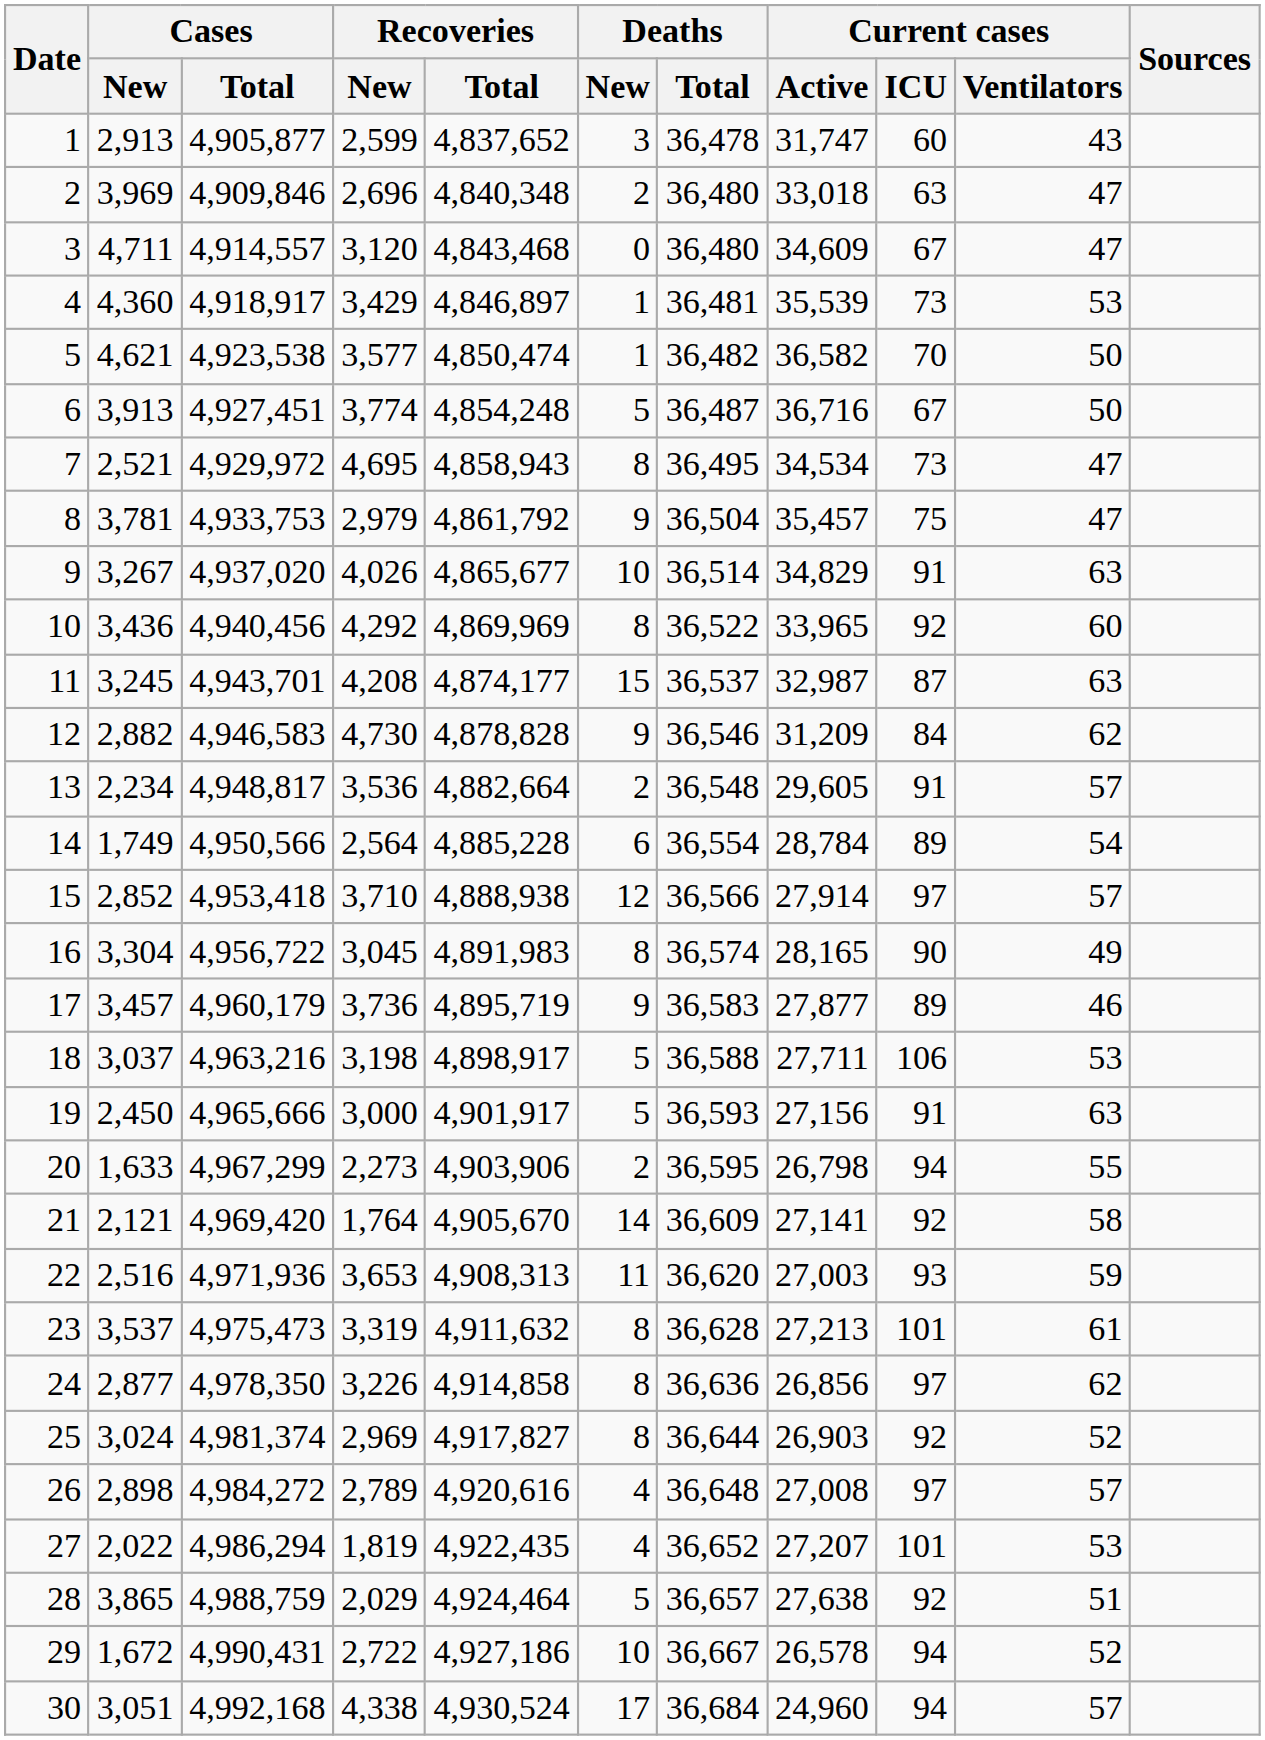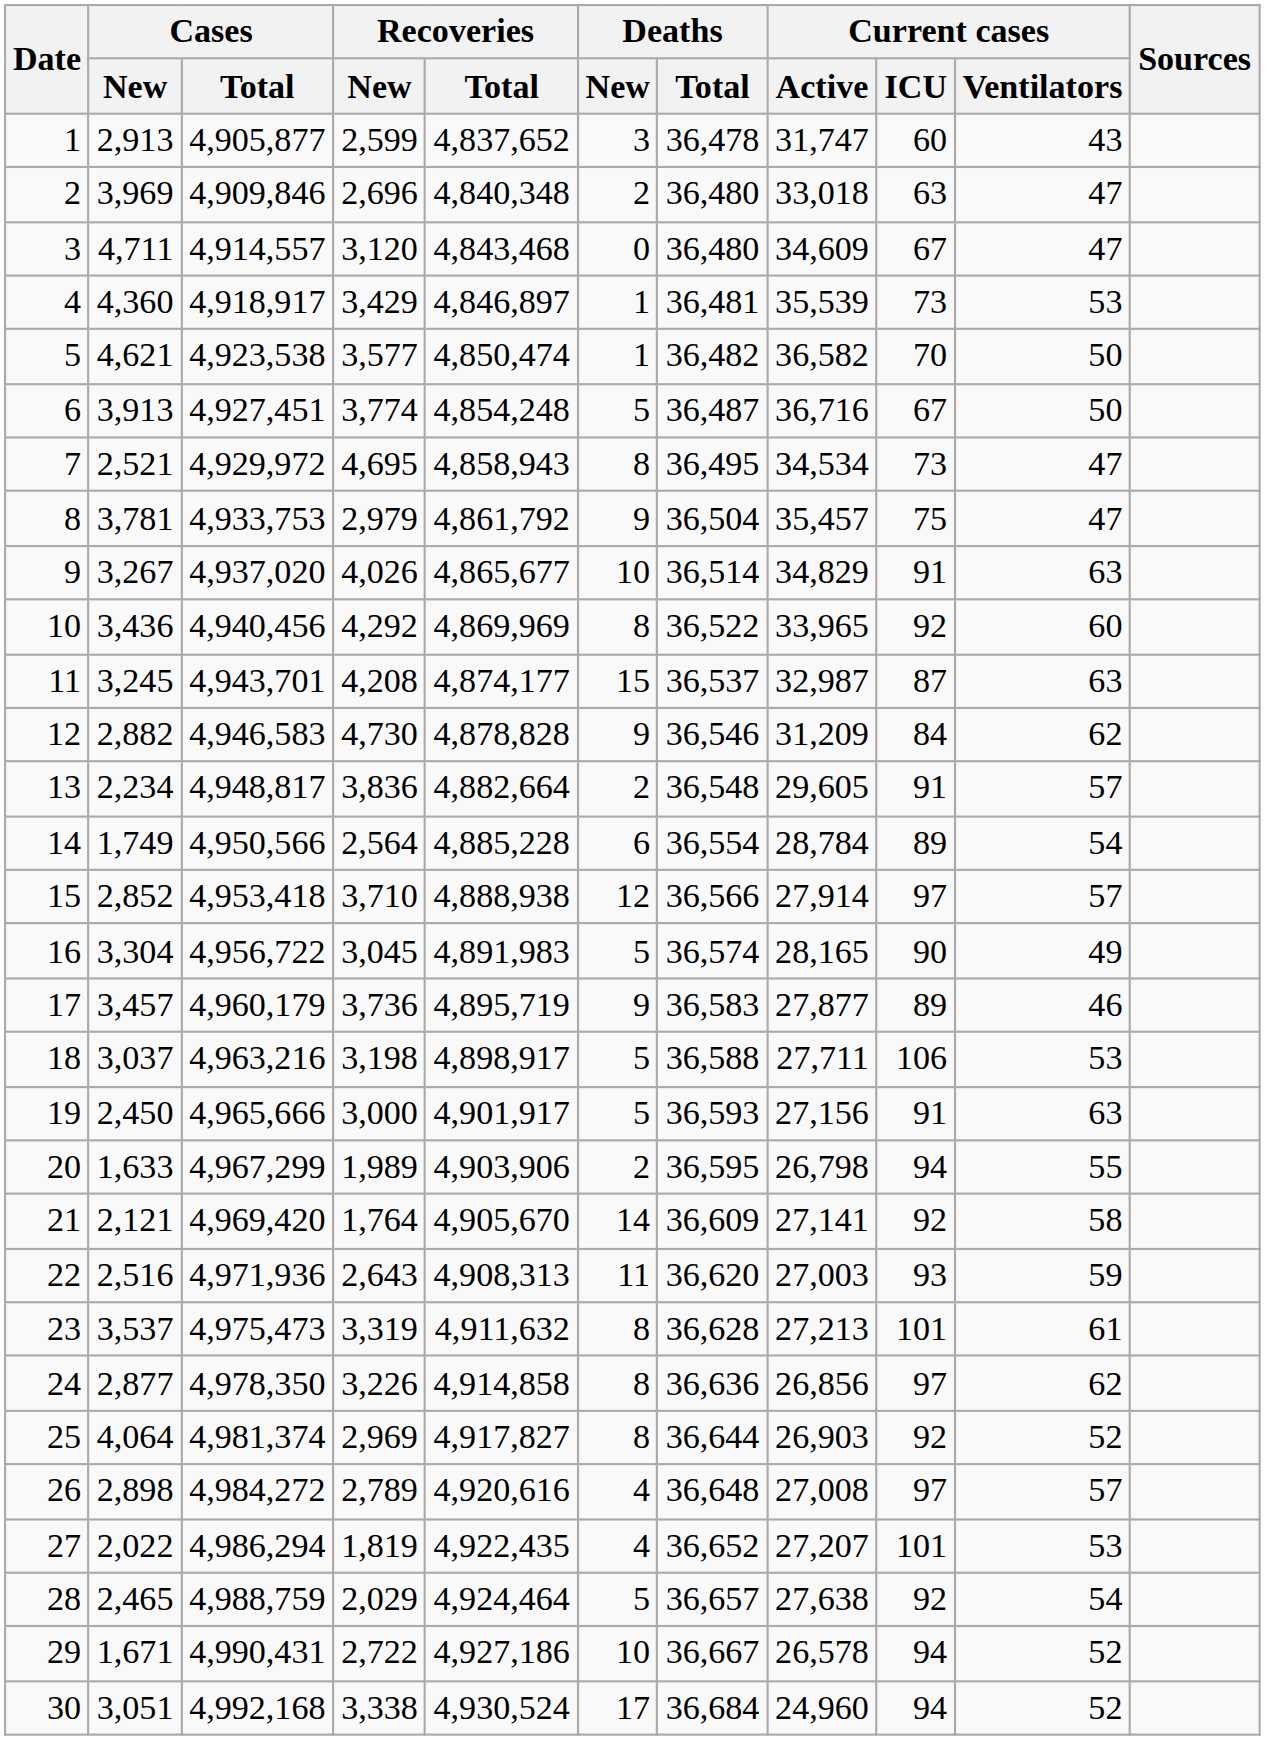(380, 788) 3,536 -> (380, 788) 3,836
(641, 950) 8 -> (641, 950) 5
(380, 1166) 2,273 -> (380, 1166) 1,989
(380, 1274) 3,653 -> (380, 1274) 2,643
(135, 1436) 3,024 -> (135, 1436) 4,064
(135, 1598) 3,865 -> (135, 1598) 2,465
(1105, 1598) 51 -> (1105, 1598) 54
(135, 1652) 1,672 -> (135, 1652) 1,671
(380, 1707) 4,338 -> (380, 1707) 3,338
(1105, 1707) 57 -> (1105, 1707) 52
